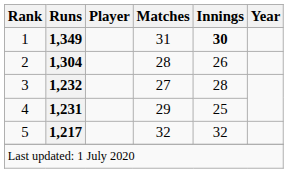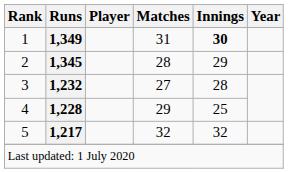(66, 62) 1,304 -> (66, 62) 1,345
(220, 62) 26 -> (220, 62) 29
(66, 109) 1,231 -> (66, 109) 1,228
